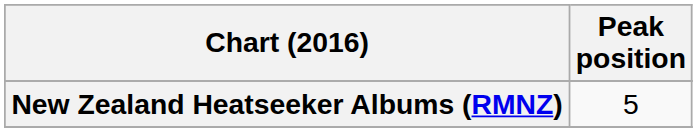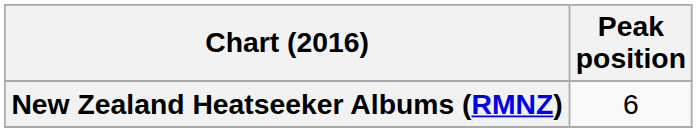(631, 103) 5 -> (631, 103) 6
